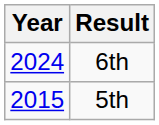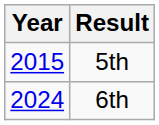rows swapped: (112, 100) <-> (112, 61)
